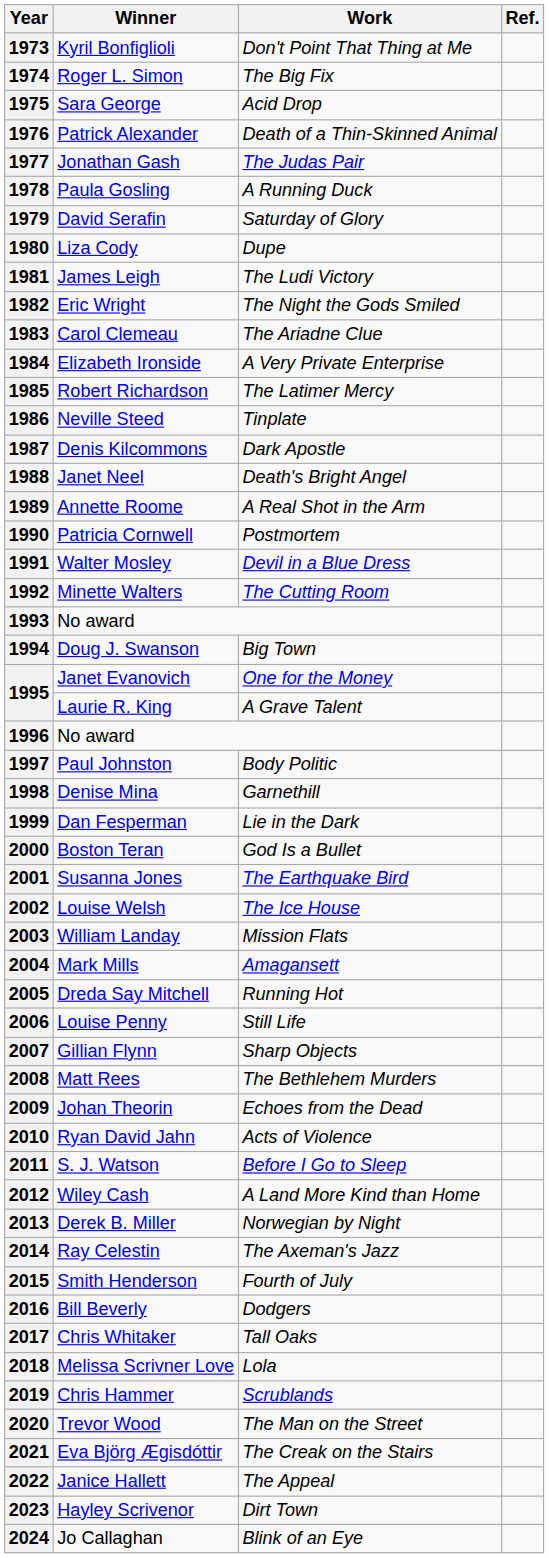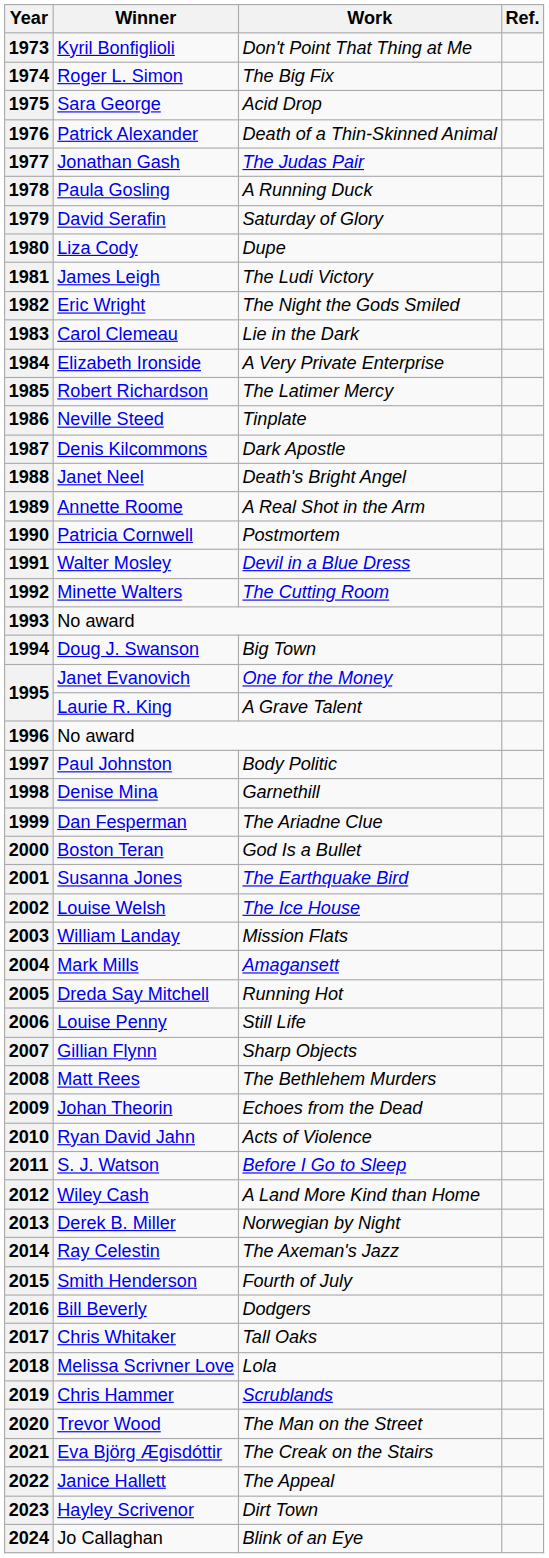(312, 334) The Ariadne Clue -> (301, 334) Lie in the Dark
(301, 821) Lie in the Dark -> (312, 821) The Ariadne Clue
